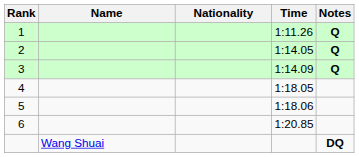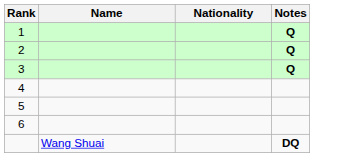- column: (294, 13)
